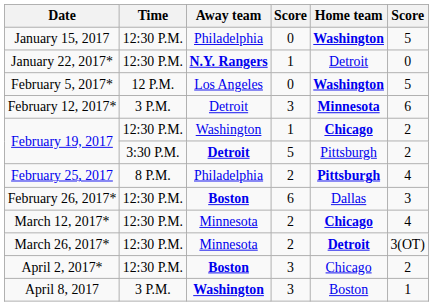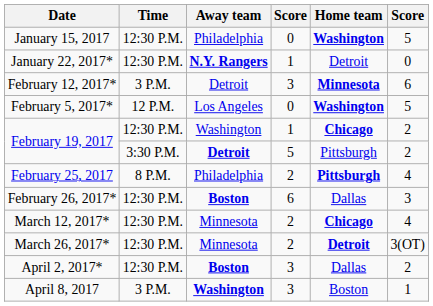rows swapped: (62, 84) <-> (62, 107)
(349, 266) Chicago -> (349, 266) Dallas
